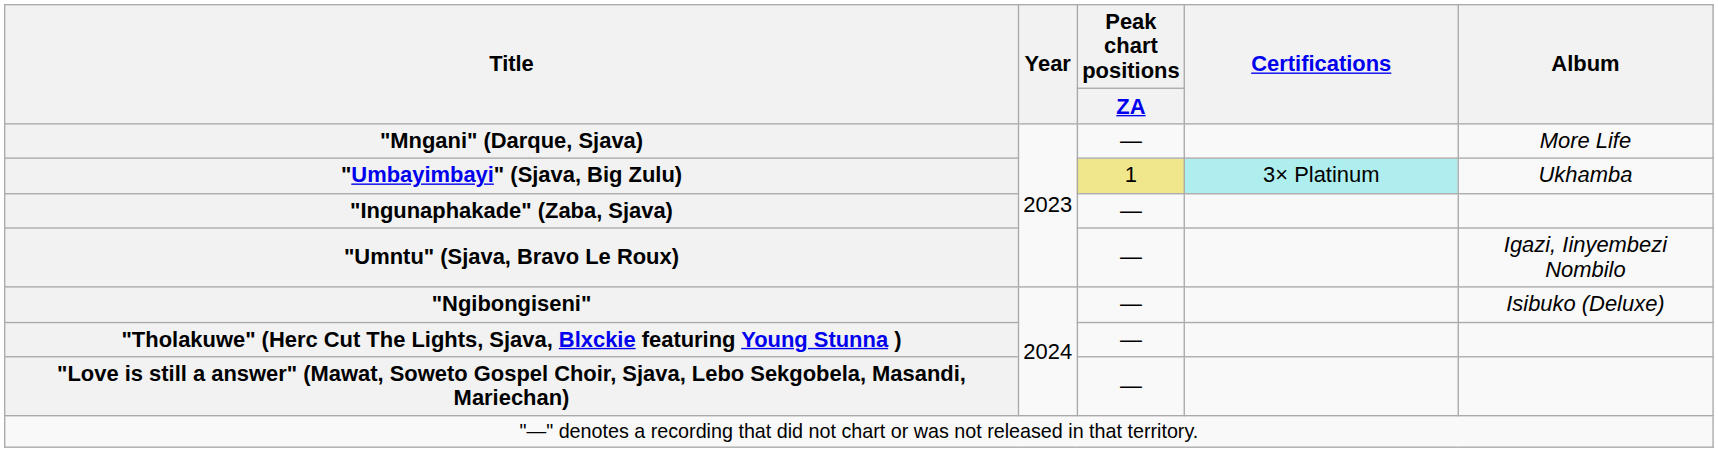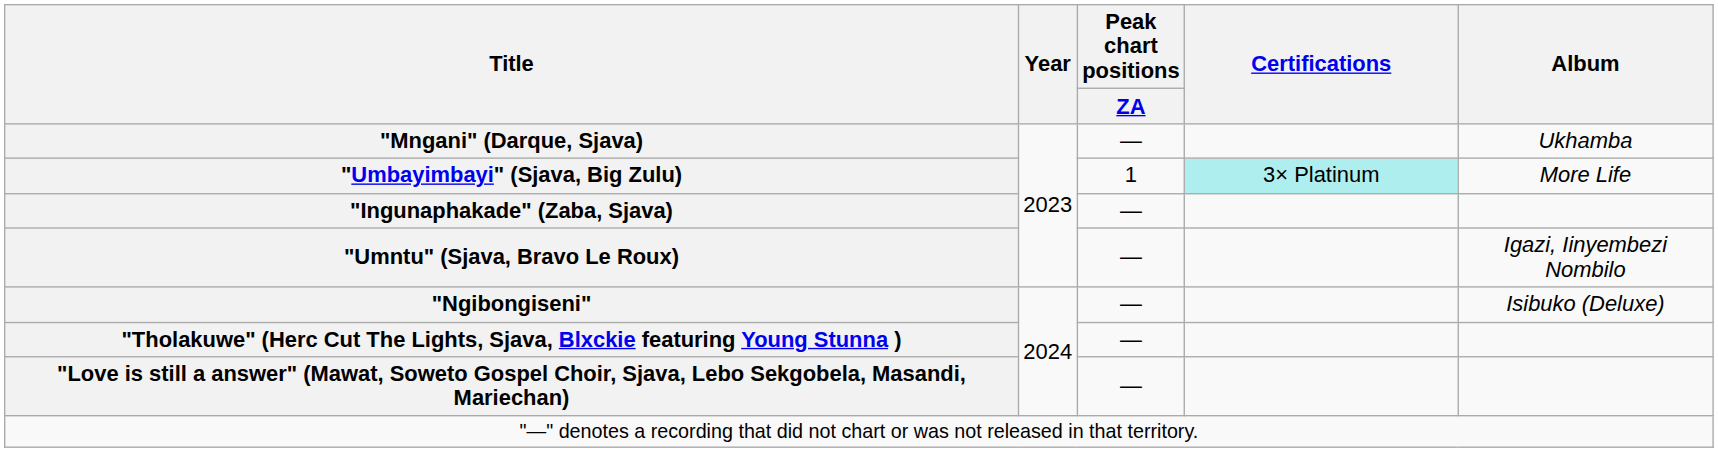(1585, 140) More Life -> (1585, 140) Ukhamba
(1131, 175) khaki background -> (1131, 175) no background
(1585, 175) Ukhamba -> (1585, 175) More Life
